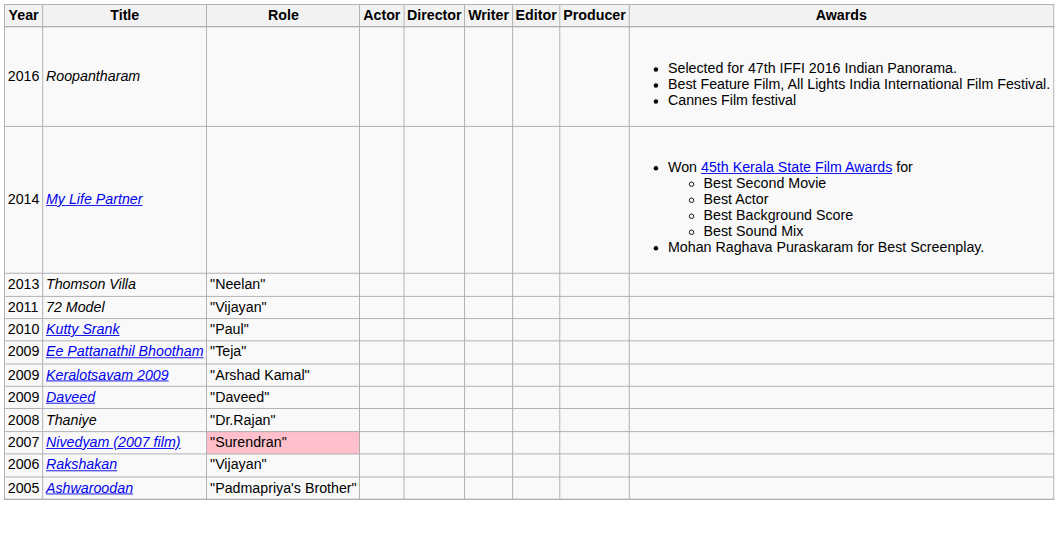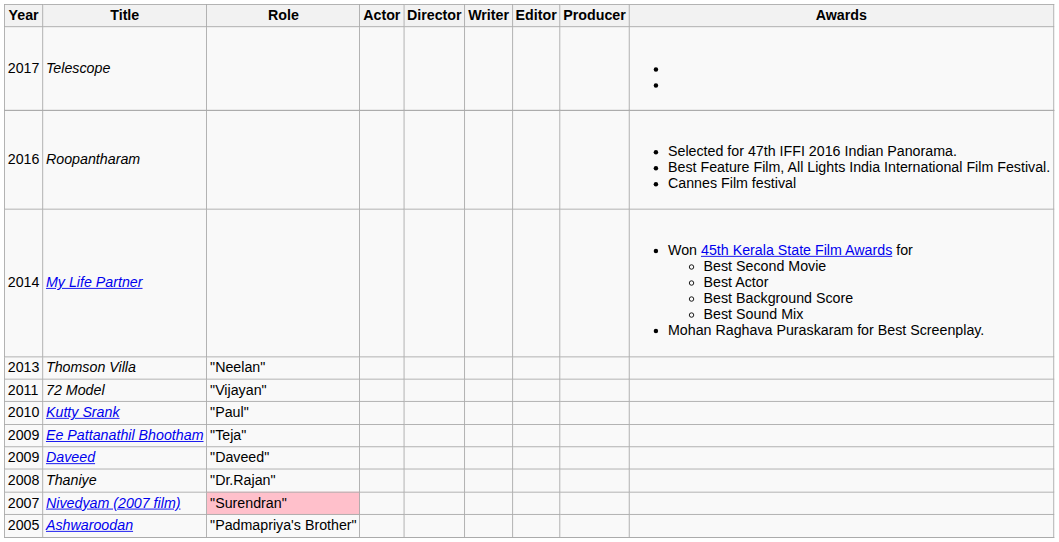+ row: (78, 68)
- row: (107, 375)
- row: (82, 465)
